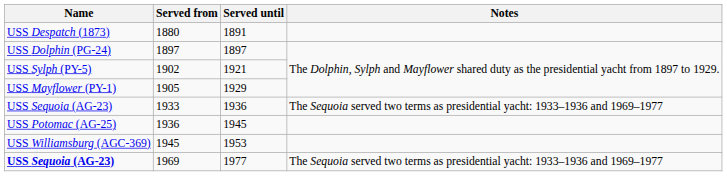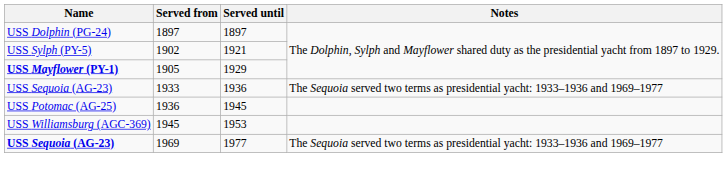- row: (168, 32)
(62, 87) normal -> (63, 69) bold
